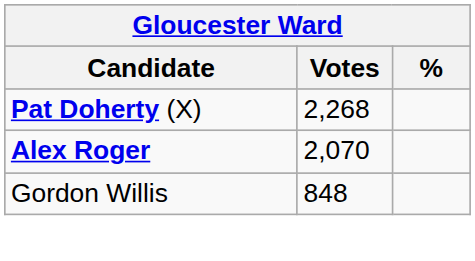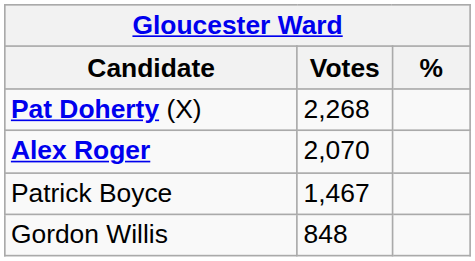+ row: (92, 192)
